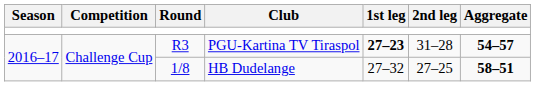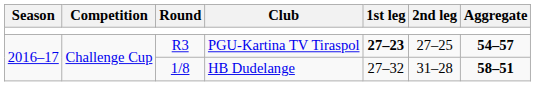(435, 45) 31–28 -> (435, 45) 27–25
(435, 68) 27–25 -> (435, 68) 31–28
